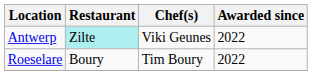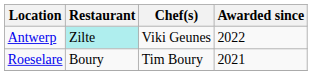(231, 59) 2022 -> (231, 59) 2021
